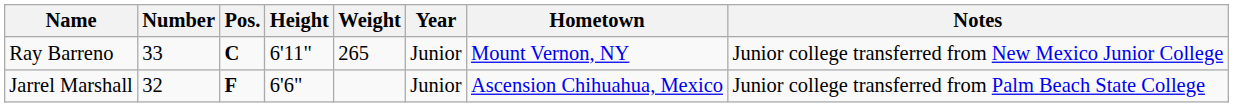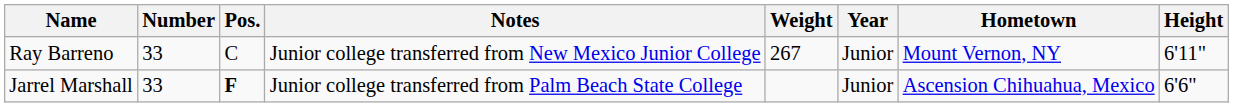columns swapped: (299, 20) <-> (978, 20)
(232, 53) bold -> (231, 53) normal
(354, 53) 265 -> (785, 53) 267
(152, 85) 32 -> (152, 85) 33
